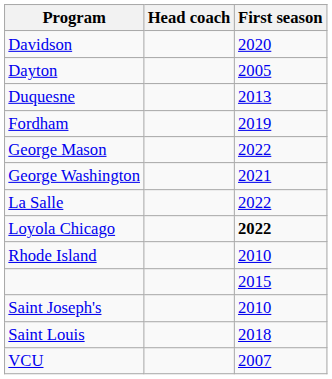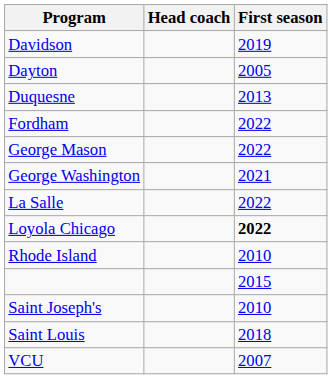(255, 44) 2020 -> (255, 44) 2019
(255, 123) 2019 -> (255, 123) 2022
